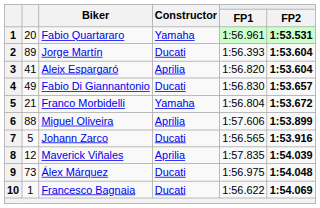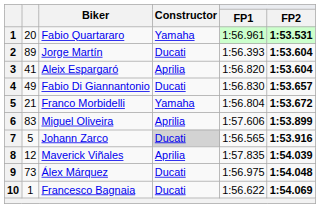(30, 121) 88 -> (30, 121) 83
(170, 138) no background -> (170, 138) lightgrey background
